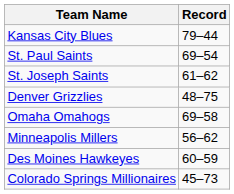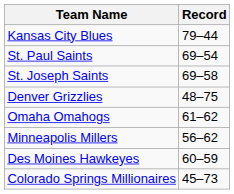(200, 76) 61–62 -> (200, 76) 69–58
(200, 117) 69–58 -> (200, 117) 61–62
